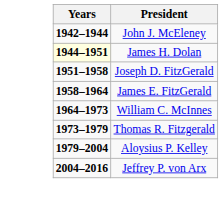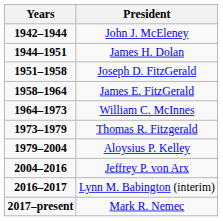(82, 52) lightyellow background -> (41, 52) no background
+ row: (147, 187)
+ row: (147, 206)
